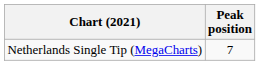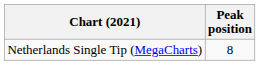(230, 49) 7 -> (230, 49) 8
